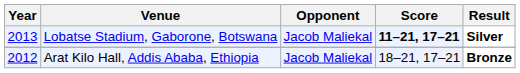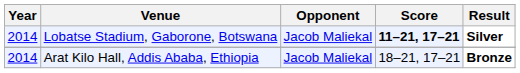(22, 37) 2013 -> (22, 37) 2014
(22, 58) 2012 -> (22, 58) 2014
